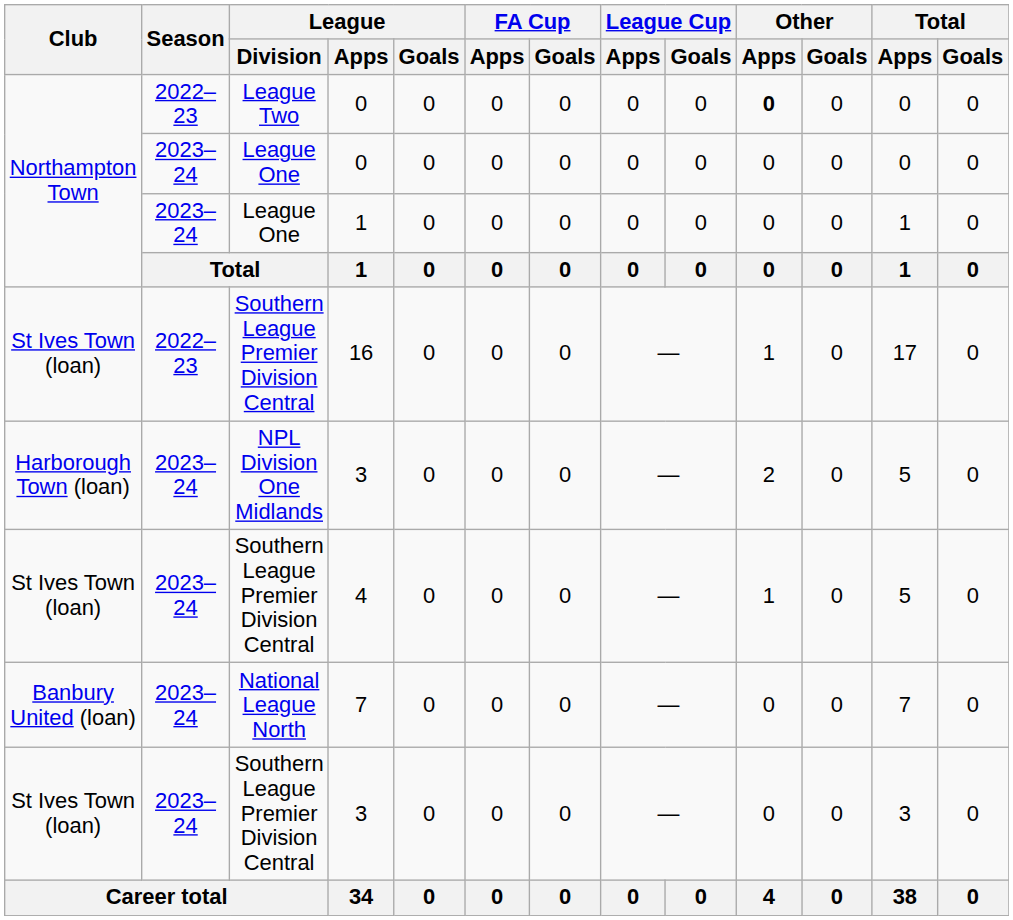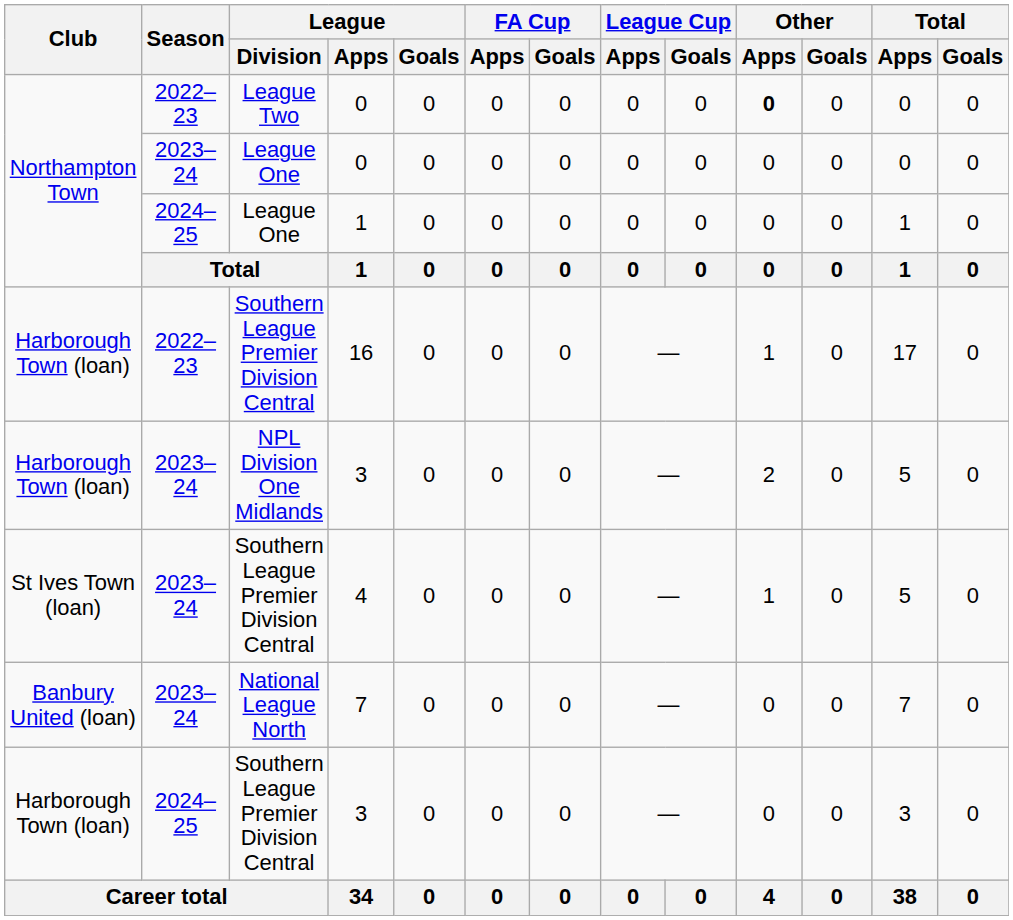(186, 222) 2023–24 -> (186, 222) 2024–25
(73, 353) St Ives Town (loan) -> (73, 353) Harborough Town (loan)
(73, 813) St Ives Town (loan) -> (73, 813) Harborough Town (loan)
(186, 813) 2023–24 -> (186, 813) 2024–25
